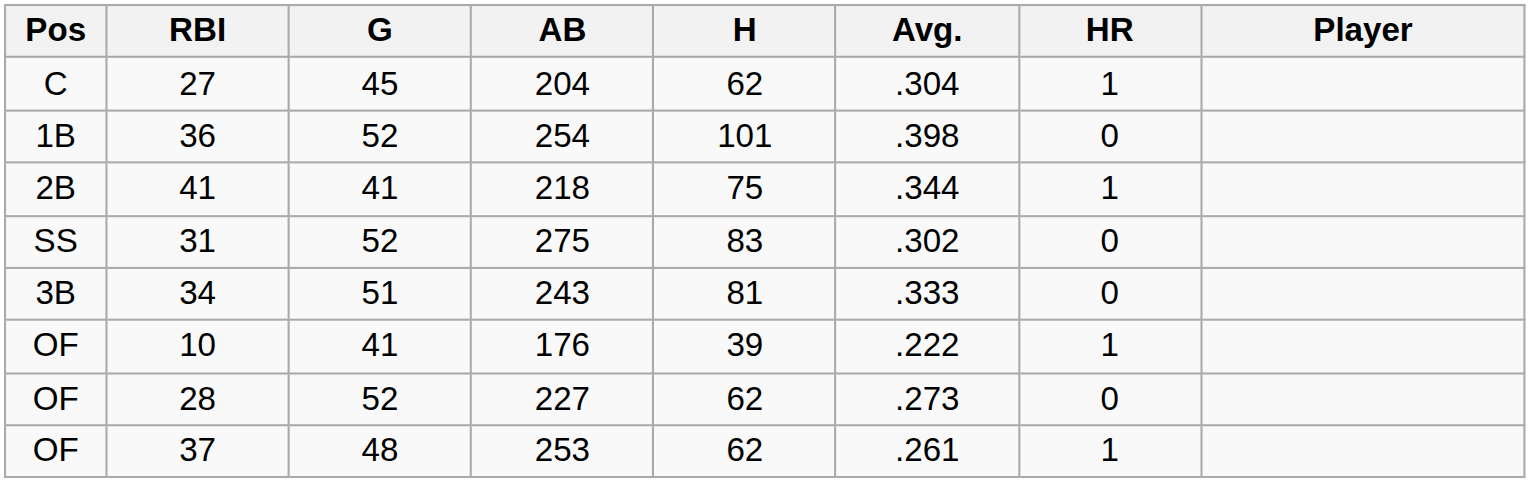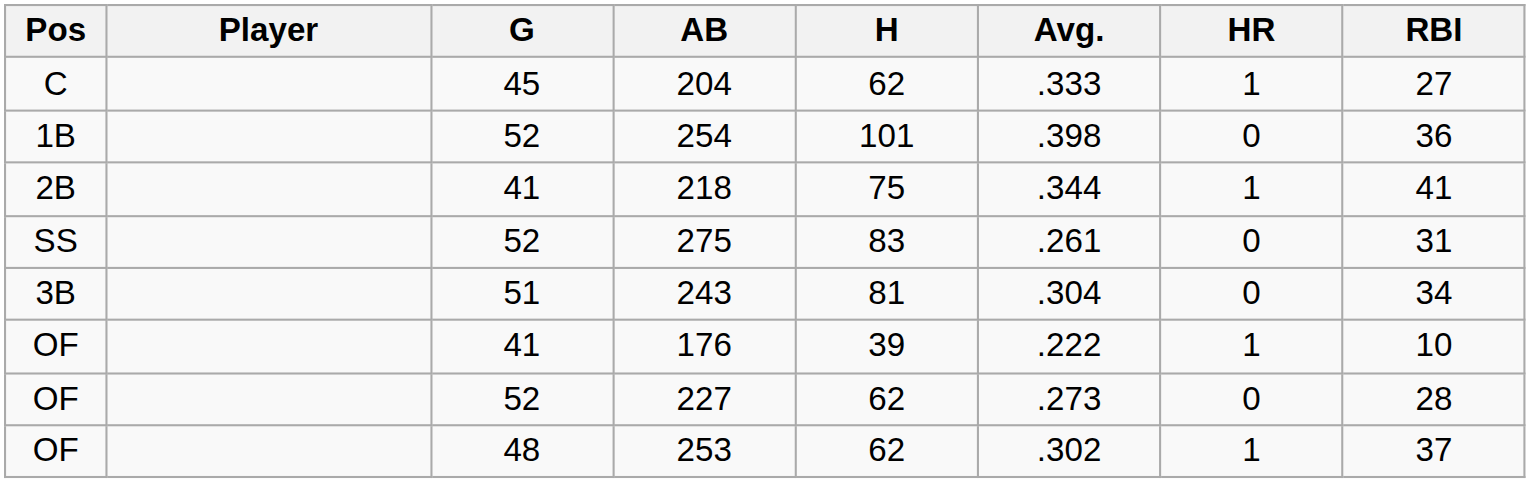columns swapped: (1363, 30) <-> (198, 30)
(927, 83) .304 -> (1069, 83) .333
(927, 240) .302 -> (1069, 240) .261
(927, 293) .333 -> (1069, 293) .304
(927, 450) .261 -> (1069, 450) .302
